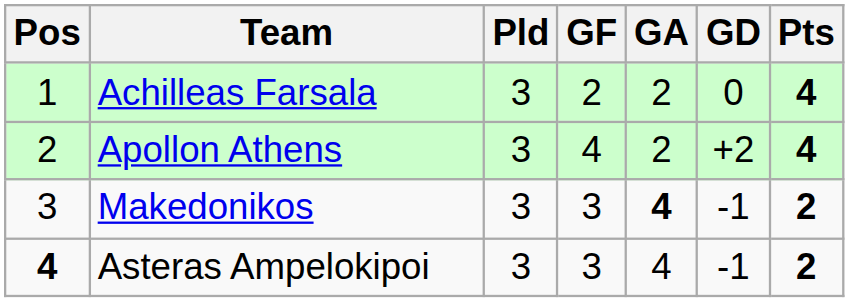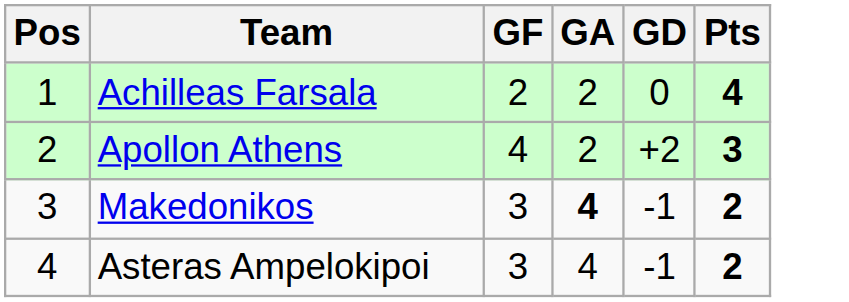- column: (521, 33)
(806, 149) 4 -> (732, 149) 3
(47, 265) bold -> (47, 265) normal
